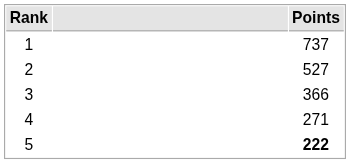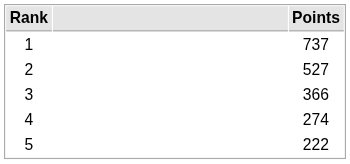(316, 120) 271 -> (316, 120) 274
(316, 145) bold -> (316, 145) normal
